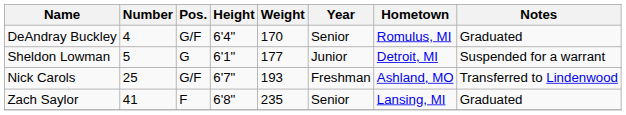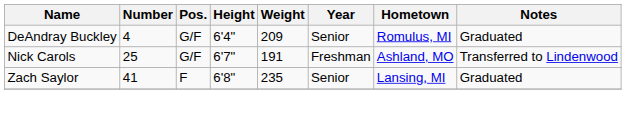(272, 36) 170 -> (272, 36) 209
- row: (59, 57)
(272, 78) 193 -> (272, 57) 191
